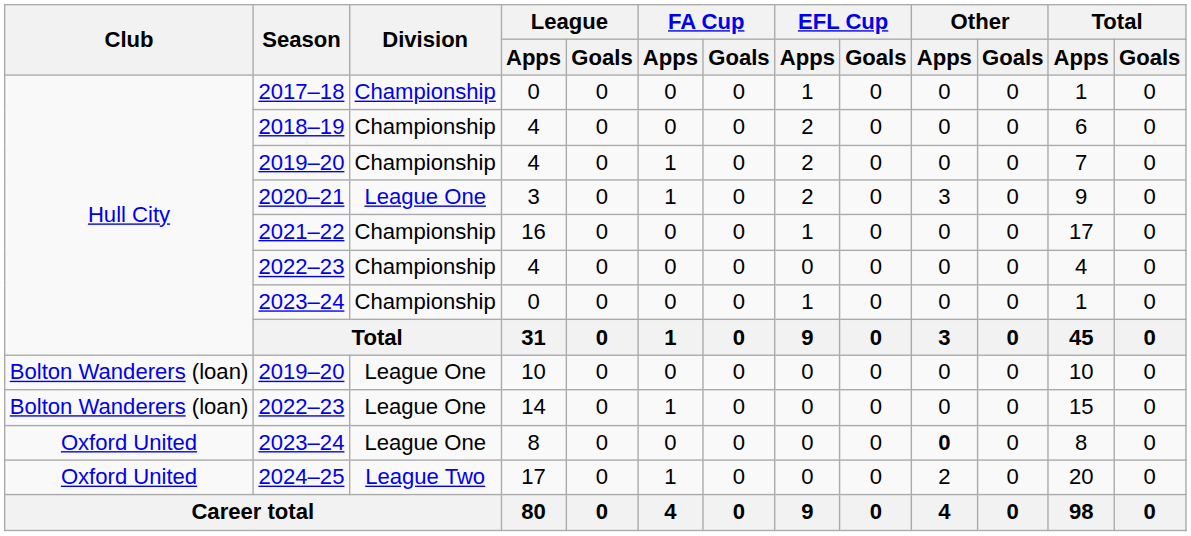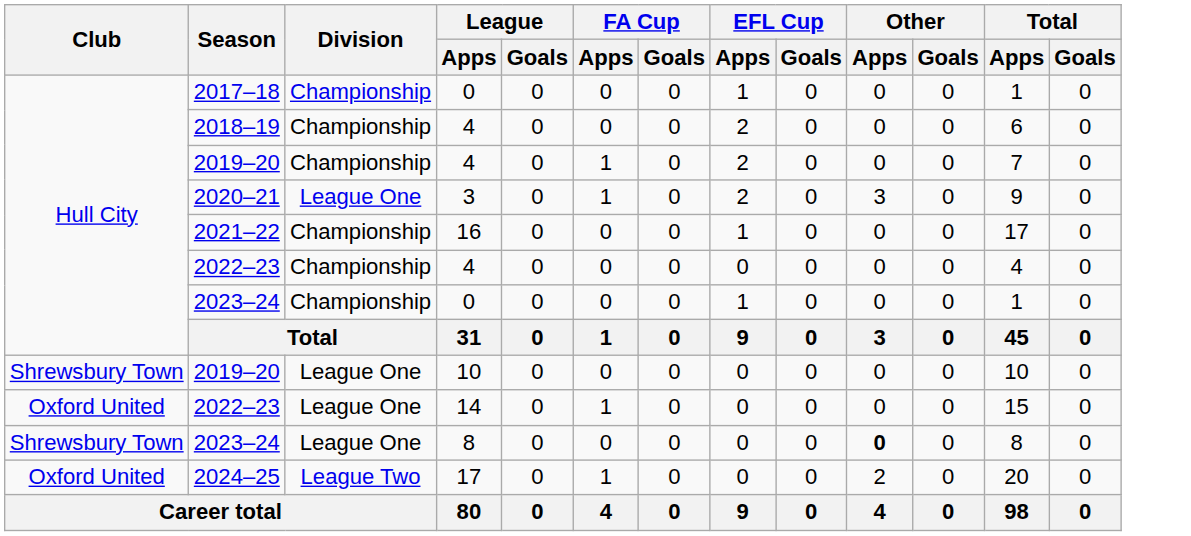(129, 372) Bolton Wanderers (loan) -> (97, 372) Shrewsbury Town
(129, 407) Bolton Wanderers (loan) -> (97, 407) Oxford United
(129, 442) Oxford United -> (97, 442) Shrewsbury Town
